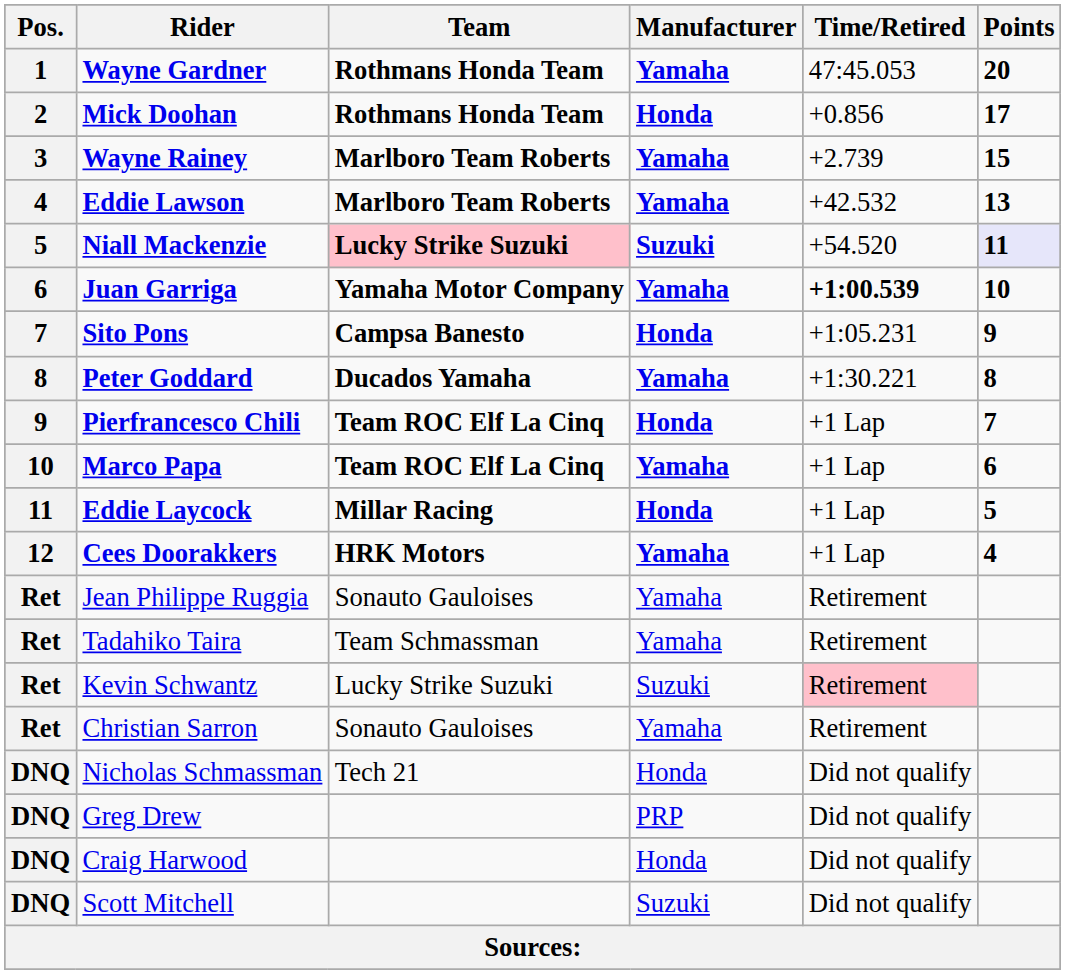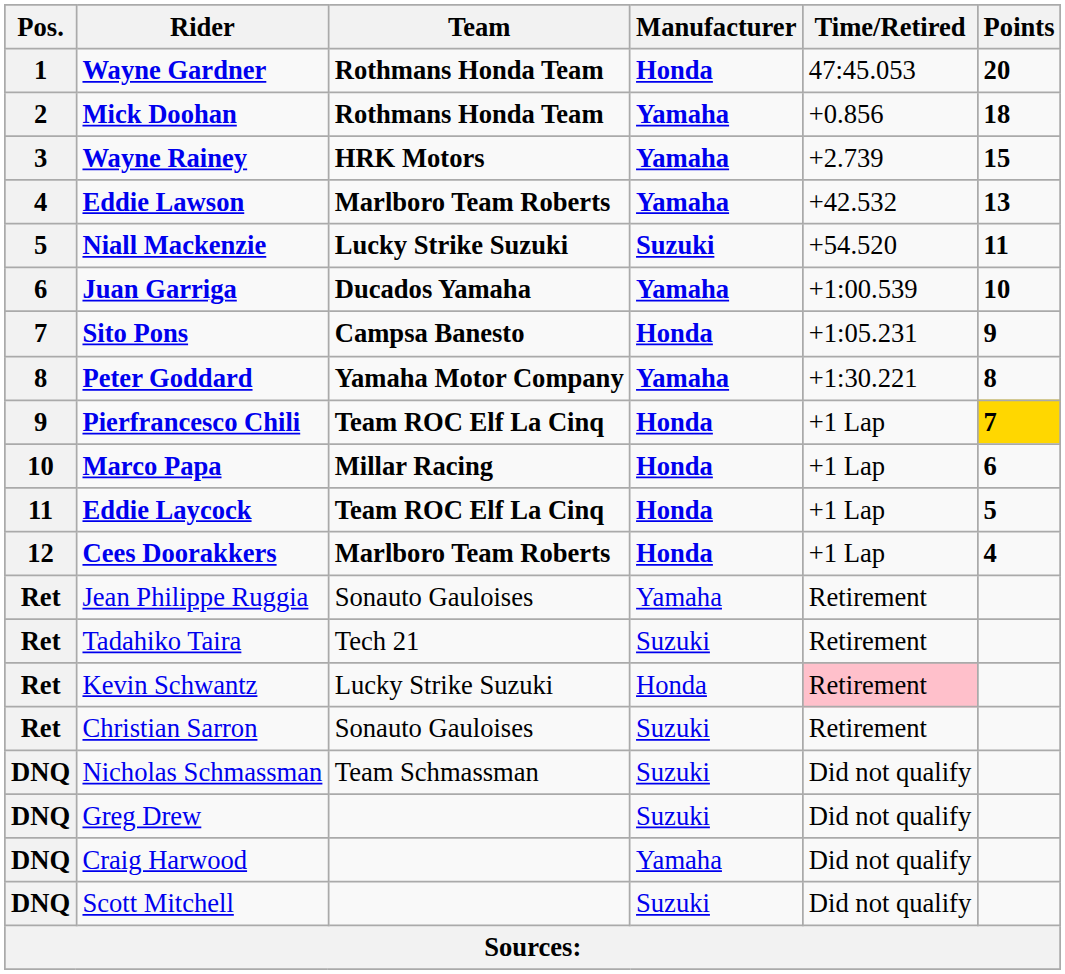(683, 70) Yamaha -> (674, 70) Honda
(674, 114) Honda -> (683, 114) Yamaha
(997, 114) 17 -> (997, 114) 18
(473, 158) Marlboro Team Roberts -> (410, 158) HRK Motors
(451, 245) pink background -> (451, 245) no background
(996, 245) lavender background -> (996, 245) no background
(479, 289) Yamaha Motor Company -> (433, 289) Ducados Yamaha
(864, 289) bold -> (863, 289) normal
(433, 377) Ducados Yamaha -> (479, 377) Yamaha Motor Company
(990, 421) no background -> (990, 421) gold background
(469, 465) Team ROC Elf La Cinq -> (414, 465) Millar Racing
(683, 465) Yamaha -> (674, 465) Honda
(414, 509) Millar Racing -> (469, 509) Team ROC Elf La Cinq
(410, 552) HRK Motors -> (473, 552) Marlboro Team Roberts
(683, 552) Yamaha -> (674, 552) Honda
(437, 640) Team Schmassman -> (377, 640) Tech 21
(679, 640) Yamaha -> (673, 640) Suzuki
(673, 684) Suzuki -> (671, 684) Honda
(679, 728) Yamaha -> (673, 728) Suzuki
(377, 772) Tech 21 -> (437, 772) Team Schmassman
(671, 772) Honda -> (673, 772) Suzuki
(660, 816) PRP -> (673, 816) Suzuki
(671, 859) Honda -> (679, 859) Yamaha
